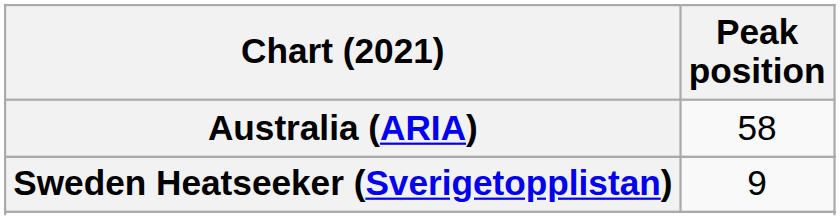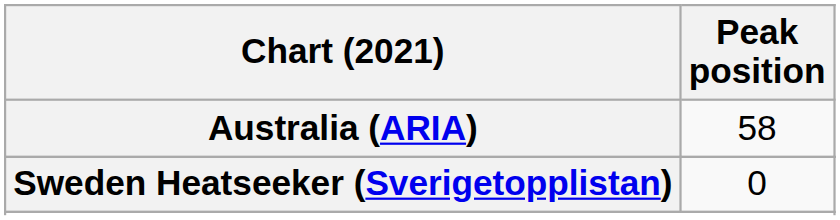(757, 183) 9 -> (757, 183) 0
